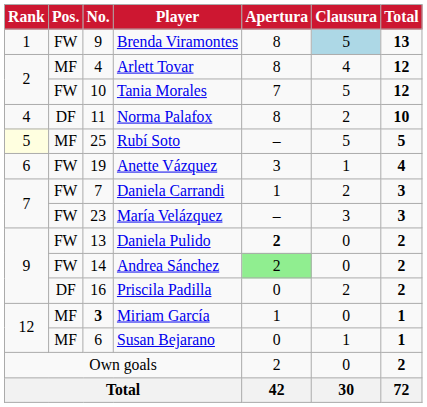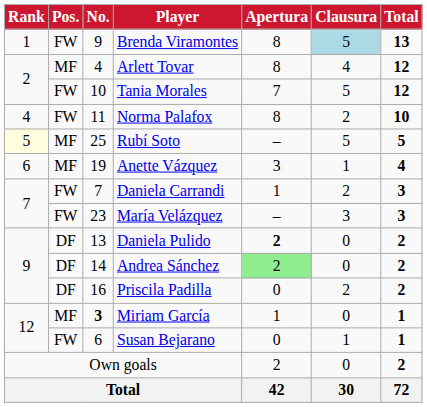(66, 116) DF -> (66, 116) FW
(66, 166) FW -> (66, 166) MF
(66, 240) FW -> (66, 240) DF
(66, 265) FW -> (66, 265) DF
(66, 340) MF -> (66, 340) FW
